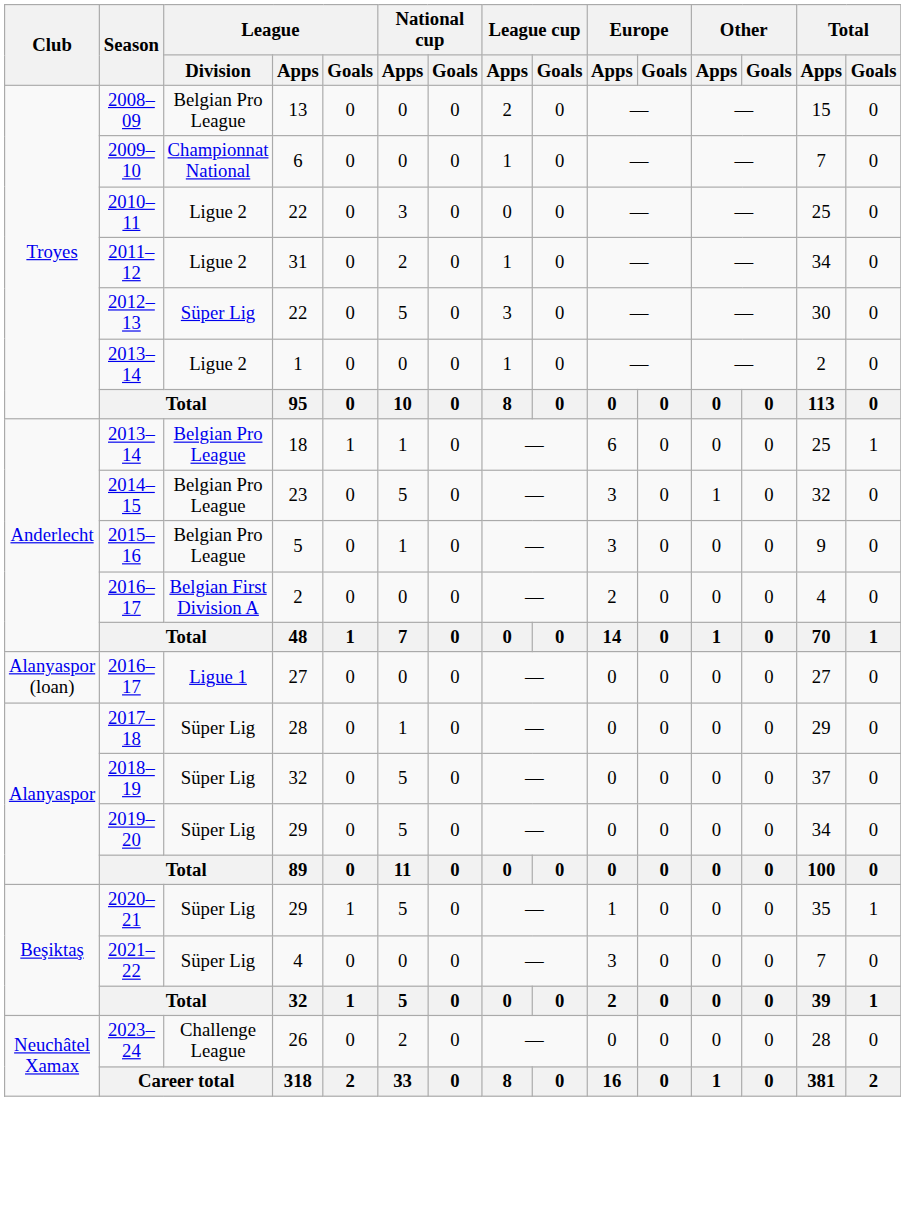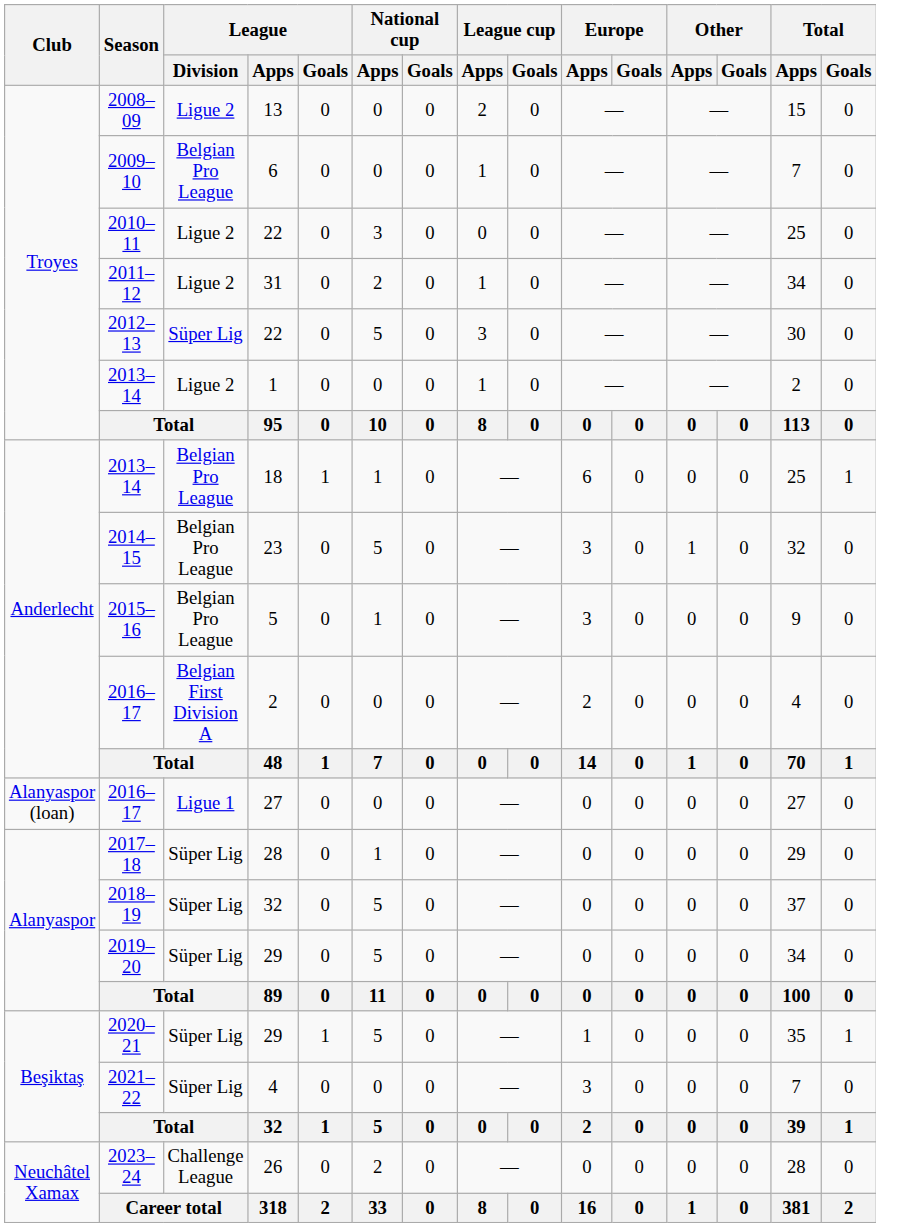(218, 110) Belgian Pro League -> (206, 110) Ligue 2
(218, 161) Championnat National -> (206, 171) Belgian Pro League
